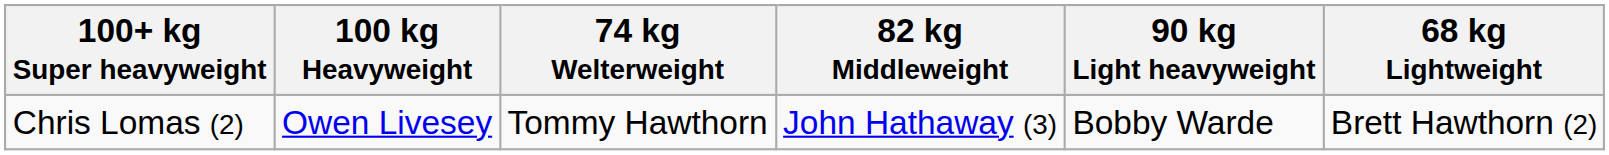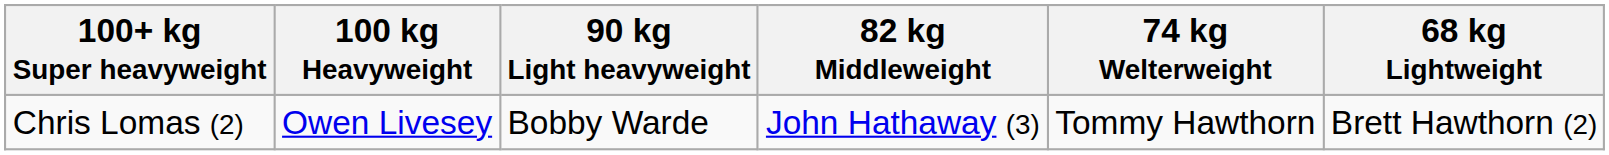columns swapped: (1194, 49) <-> (638, 49)
